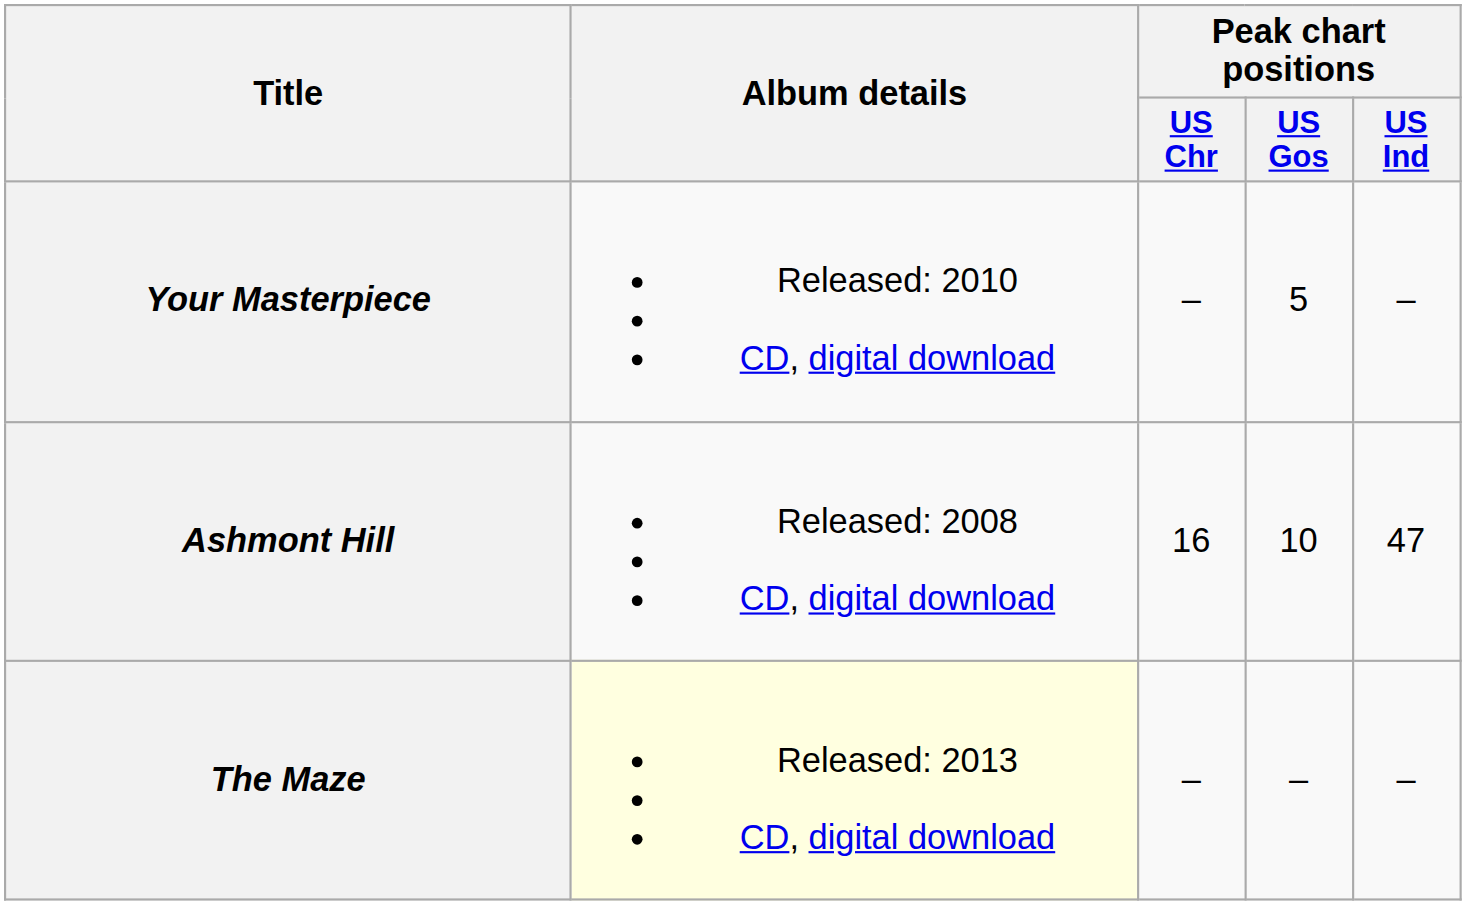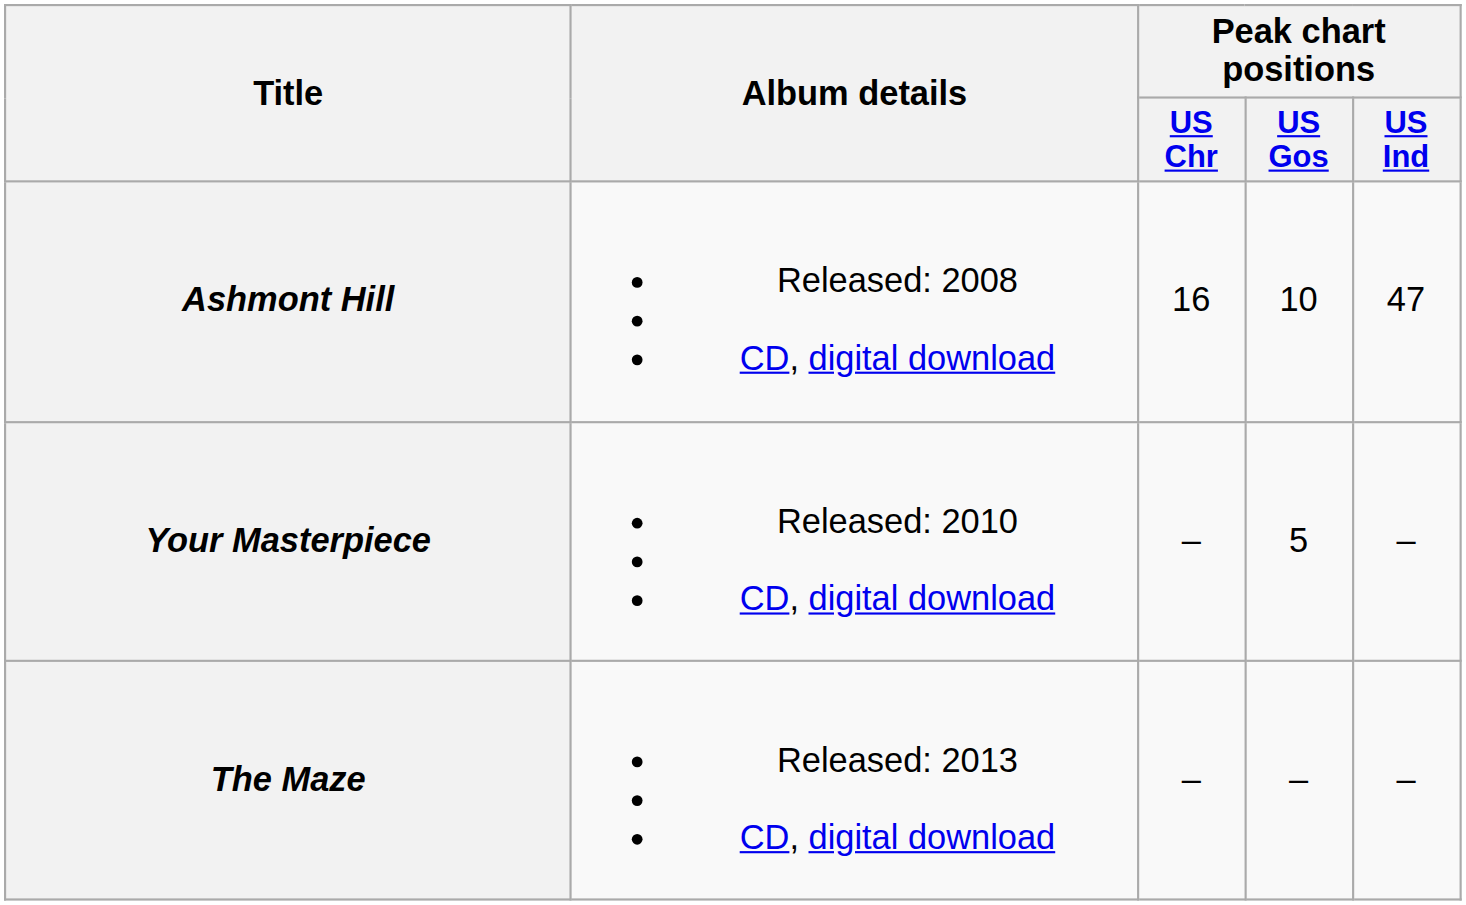rows swapped: (288, 540) <-> (288, 300)
(854, 800) lightyellow background -> (854, 800) no background
